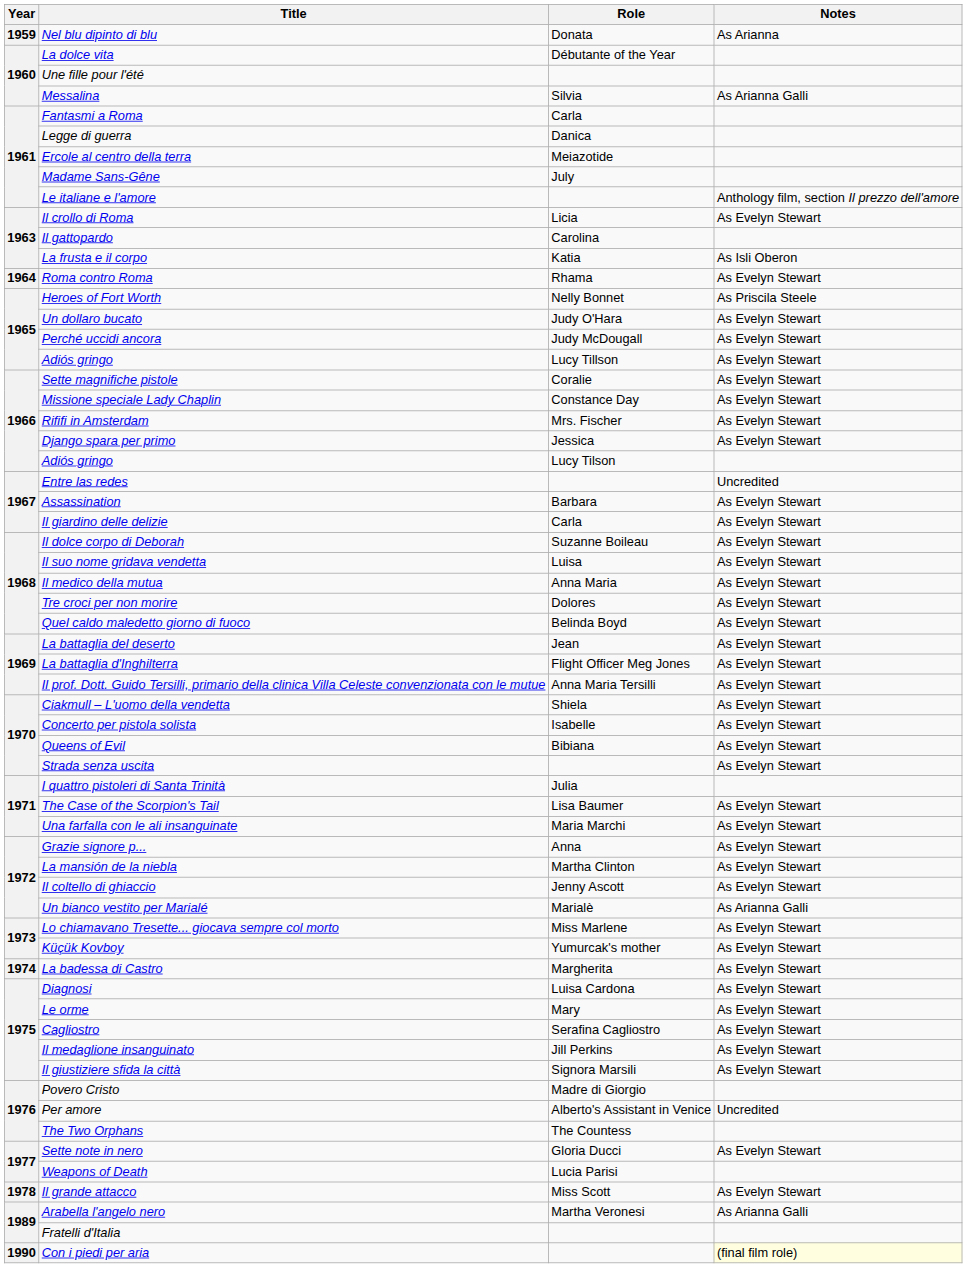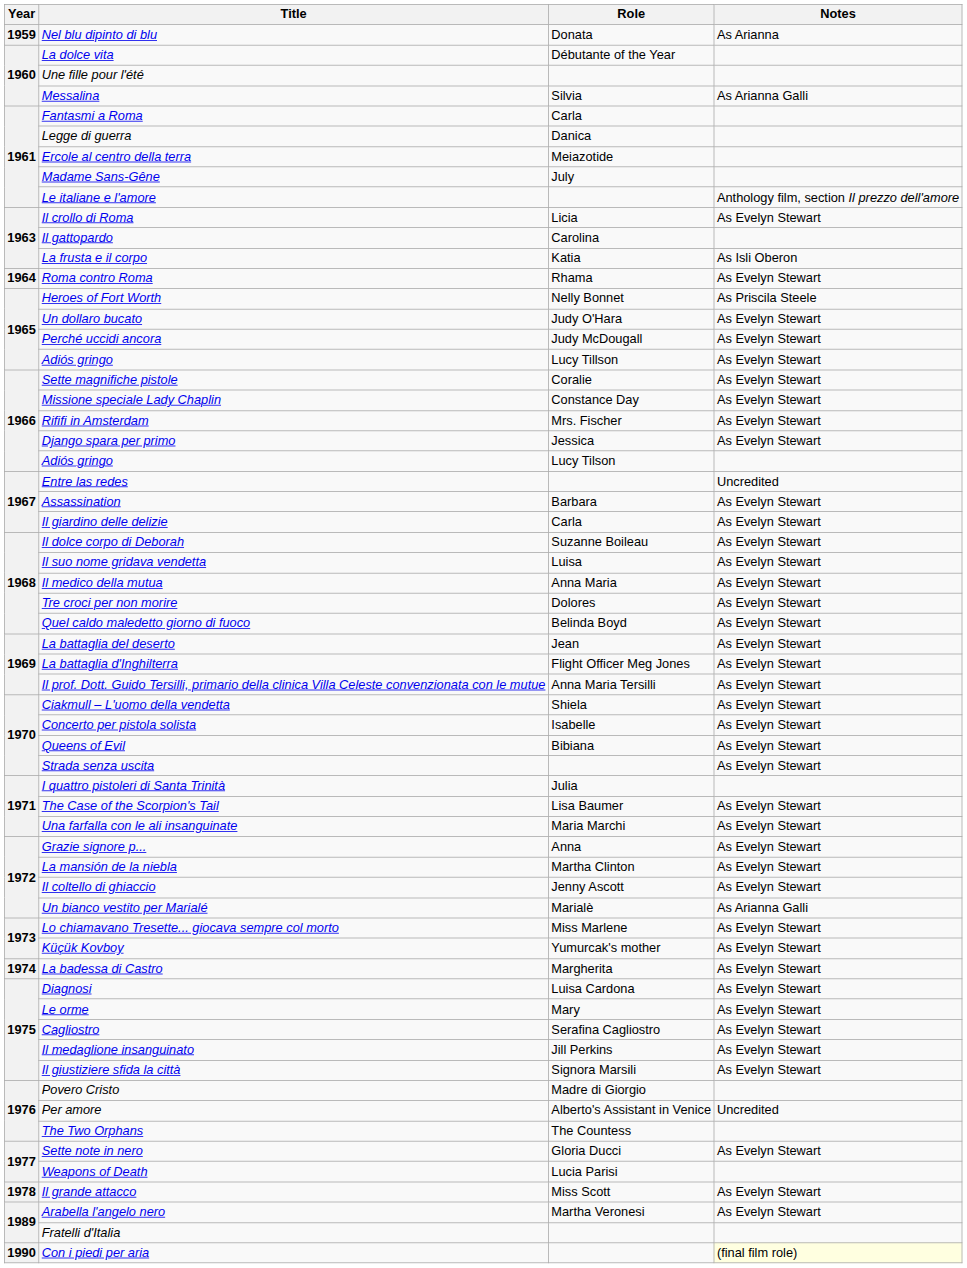(762, 1212) As Arianna Galli -> (769, 1212) As Evelyn Stewart
